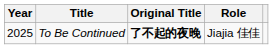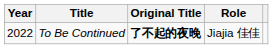(20, 33) 2025 -> (20, 33) 2022
